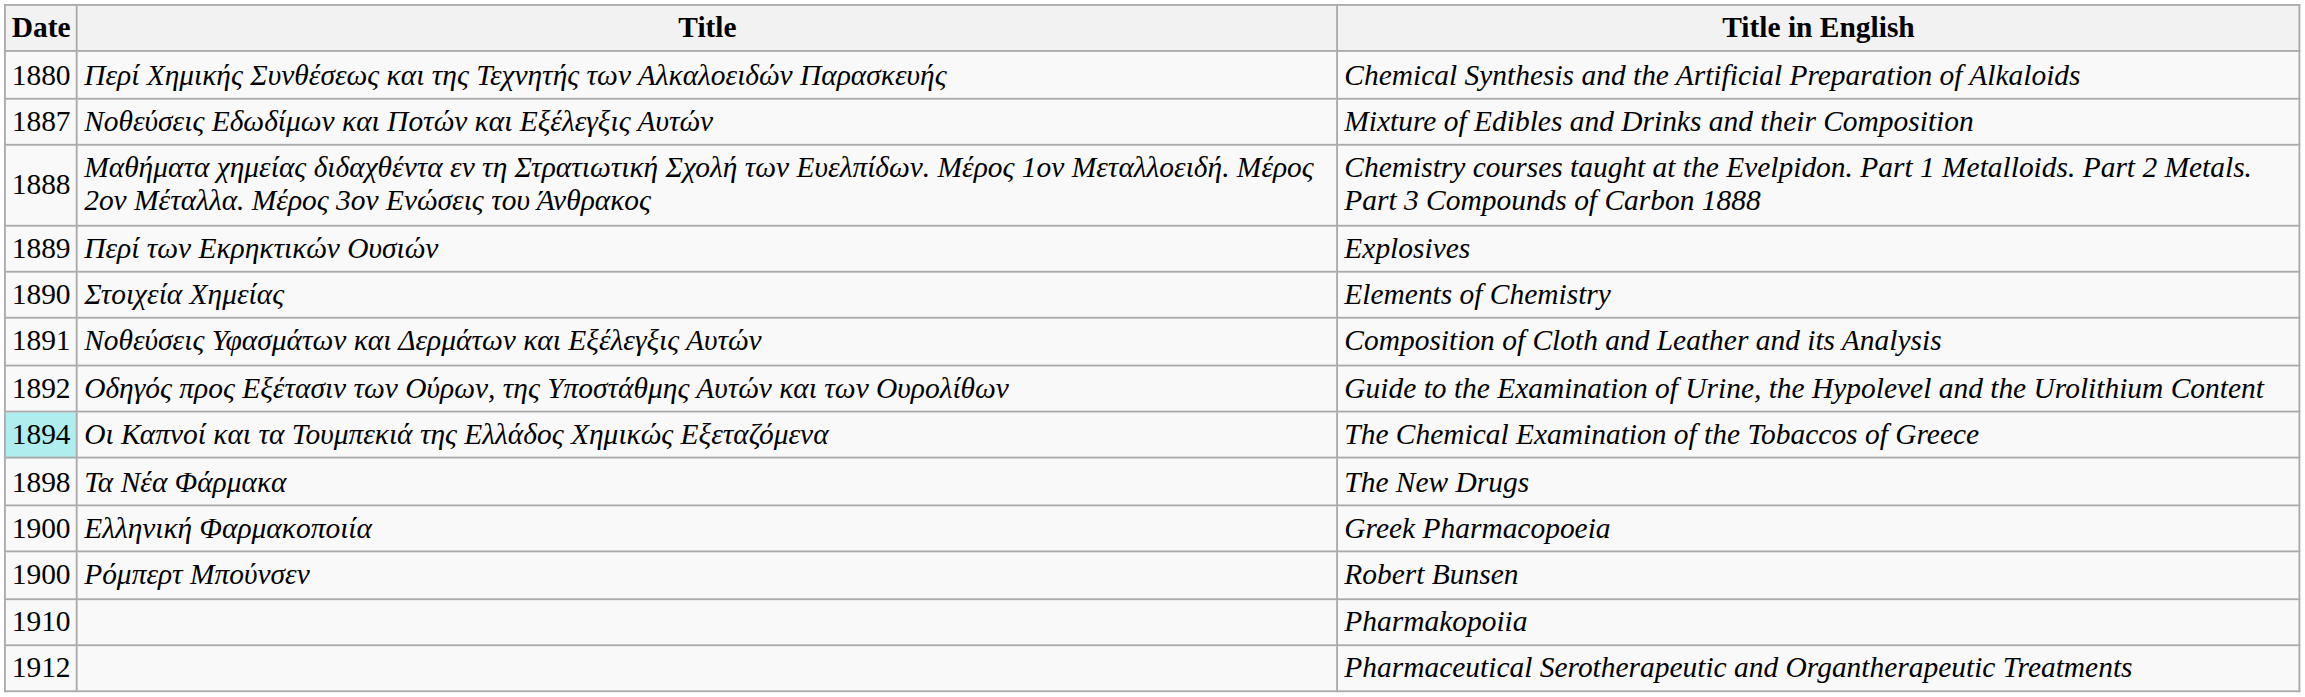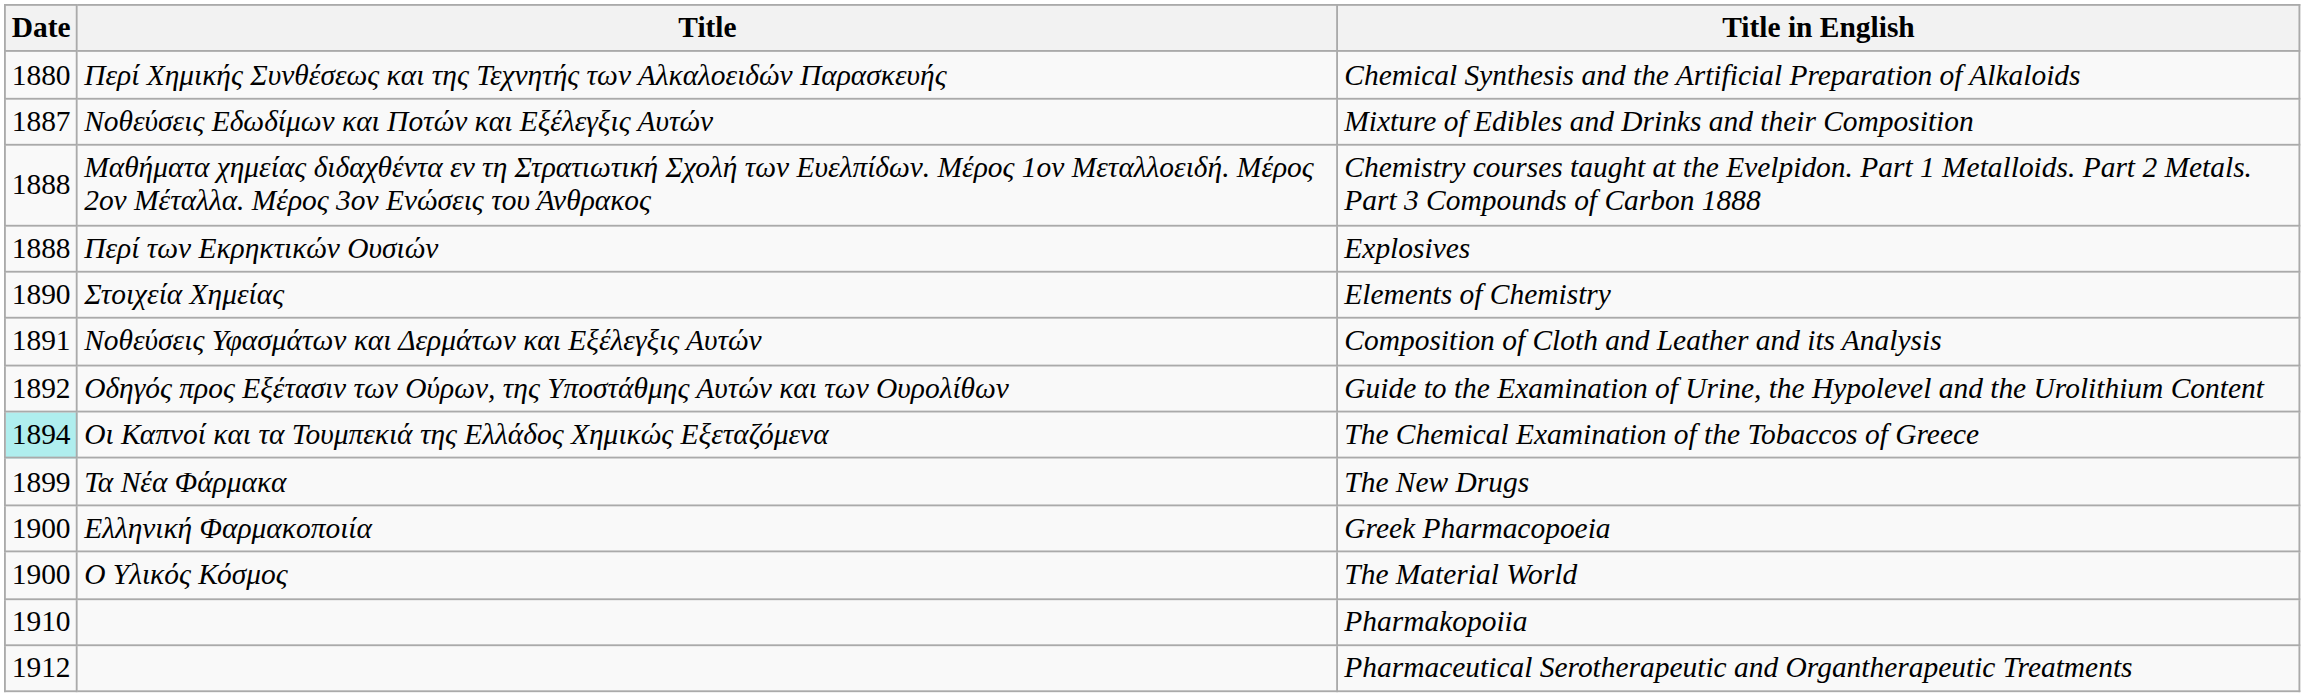(41, 247) 1889 -> (41, 247) 1888
(41, 481) 1898 -> (41, 481) 1899
+ row: (1461, 574)
- row: (1431, 574)
